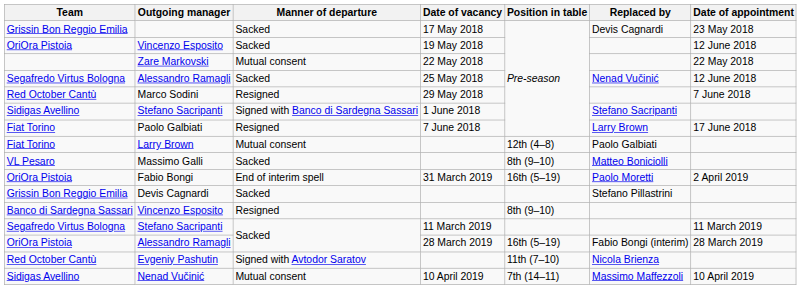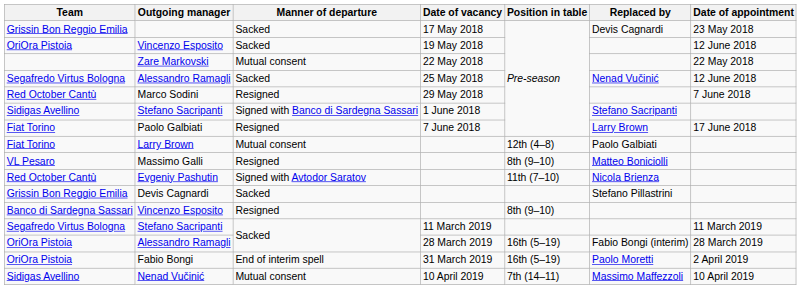(253, 161) Sacked -> (257, 161) Resigned
rows swapped: (178, 260) <-> (165, 177)
